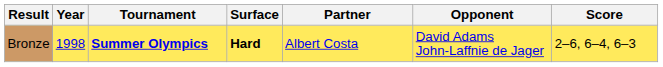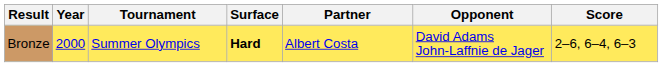(70, 43) 1998 -> (70, 43) 2000
(150, 43) bold -> (146, 43) normal
